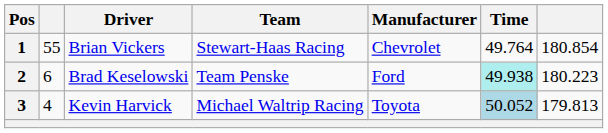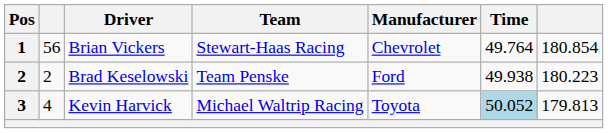(52, 47) 55 -> (52, 47) 56
(47, 76) 6 -> (47, 76) 2
(509, 76) paleturquoise background -> (509, 76) no background
